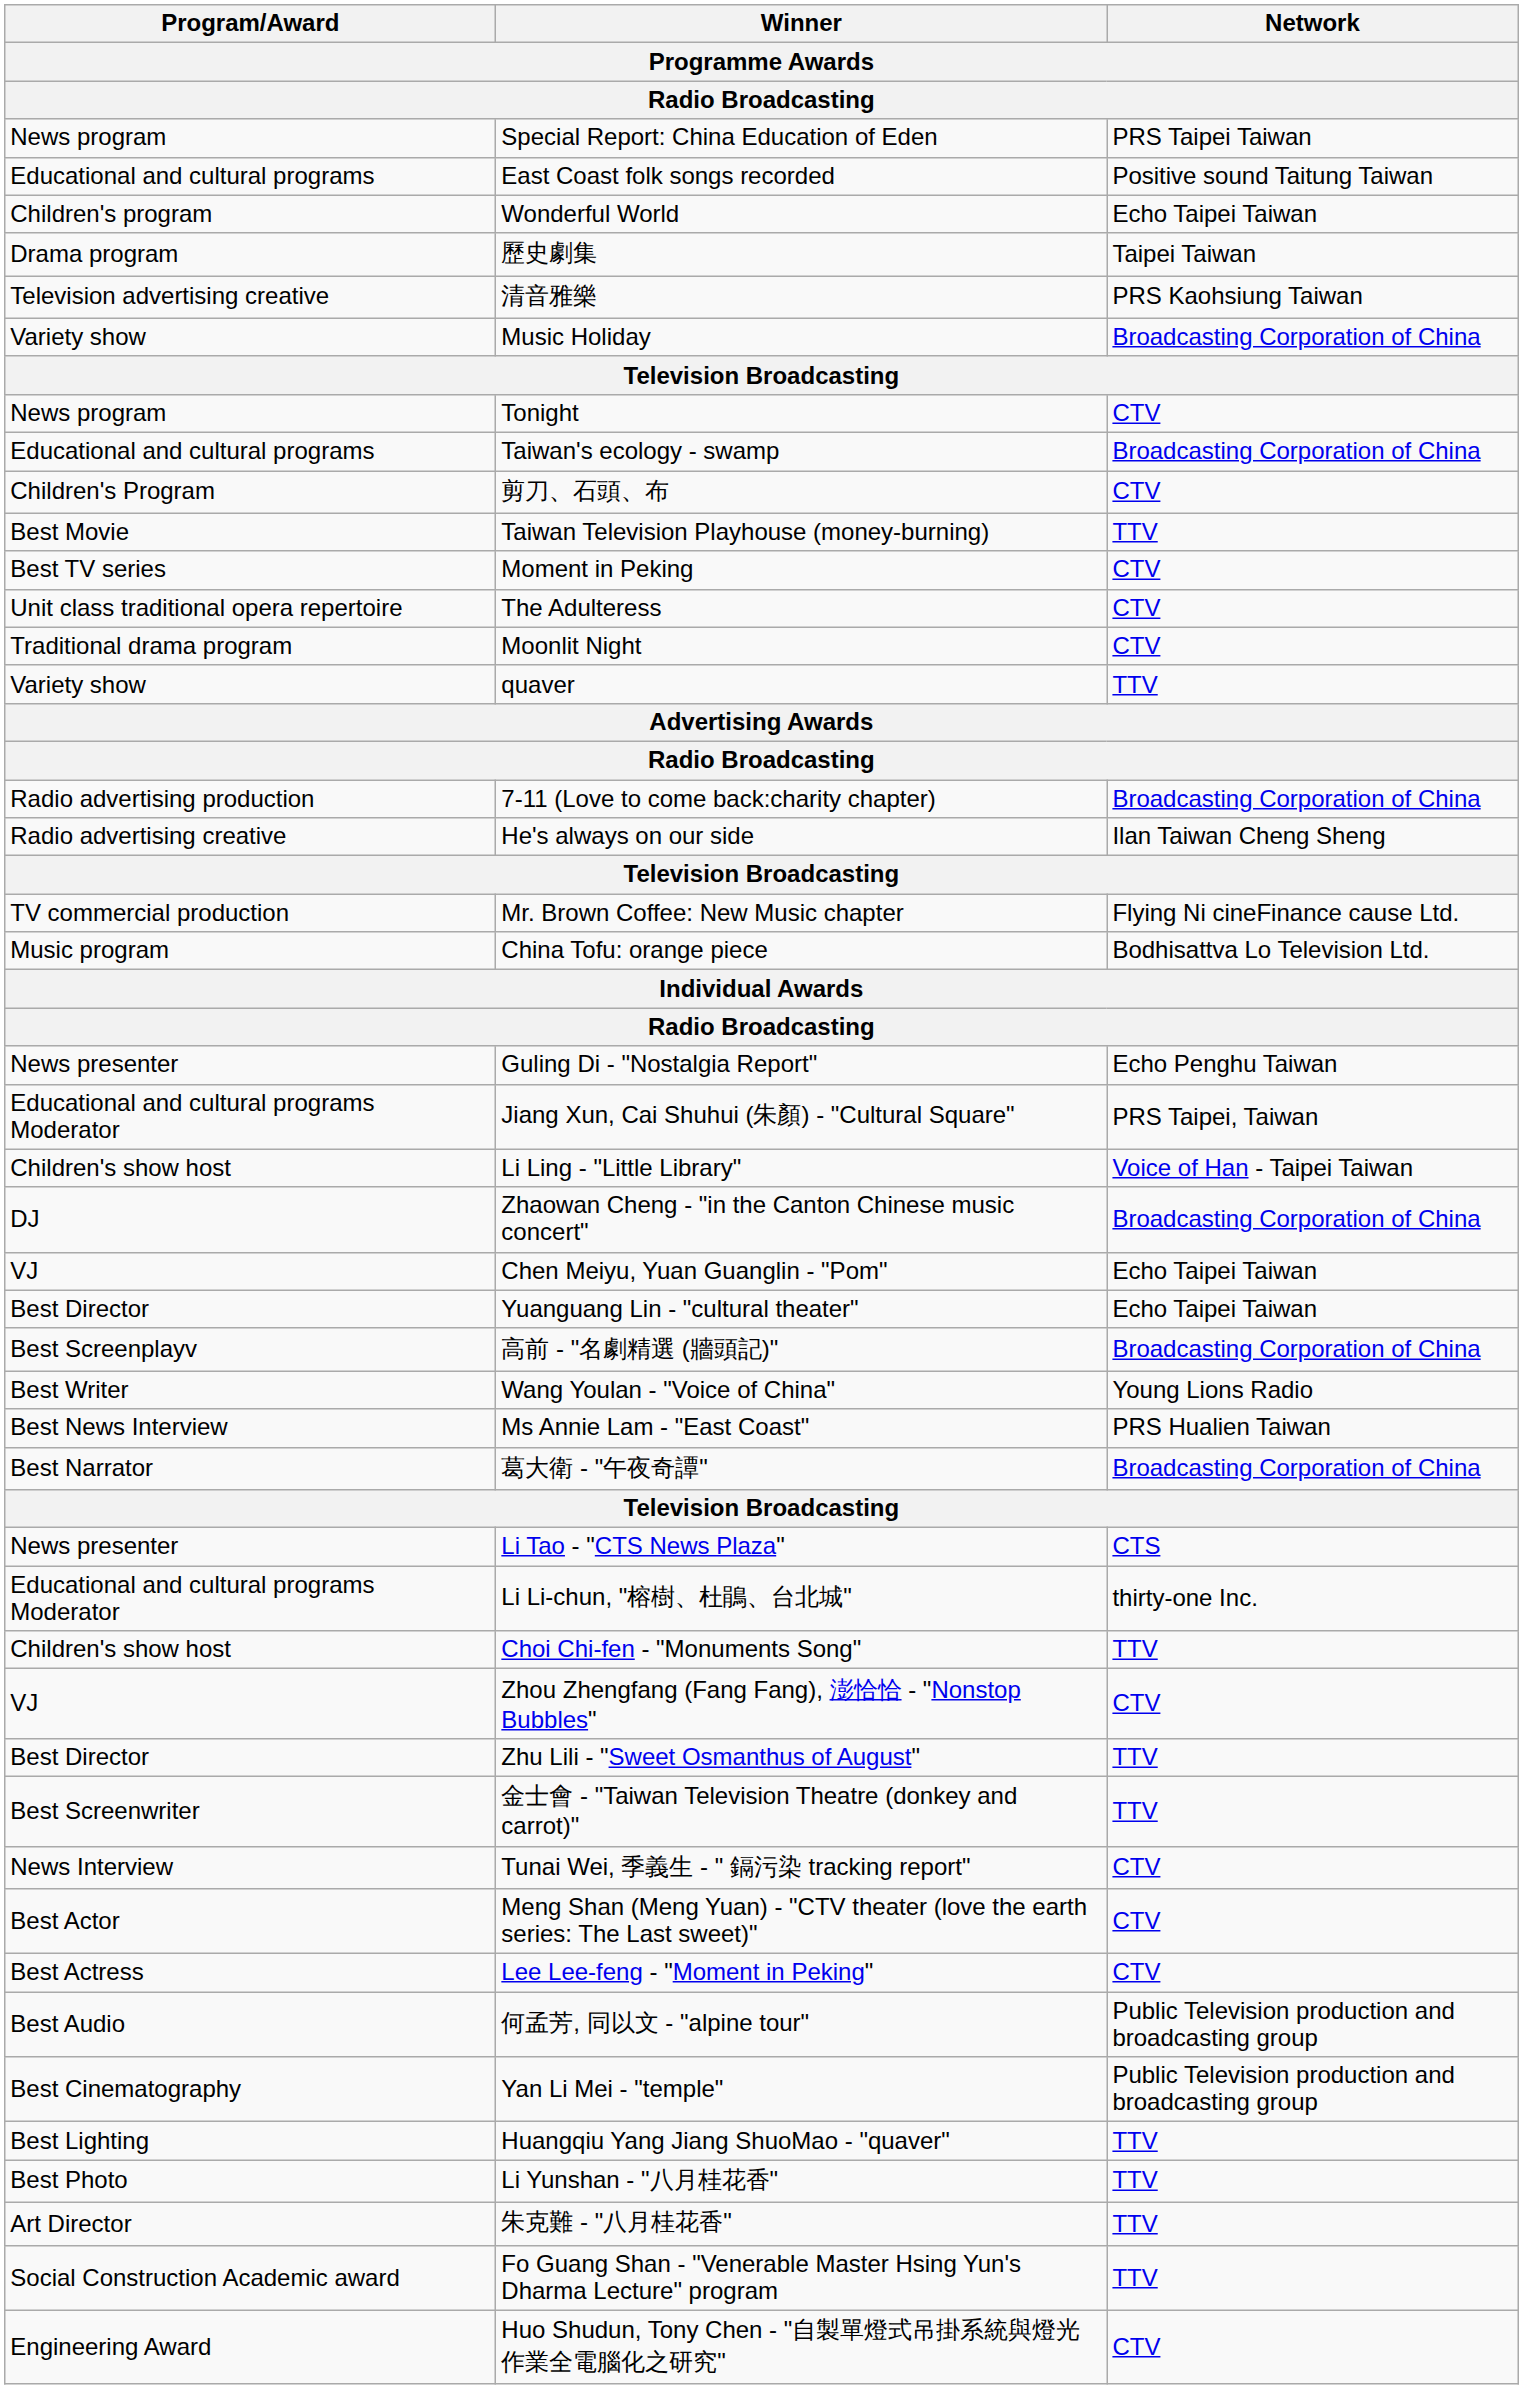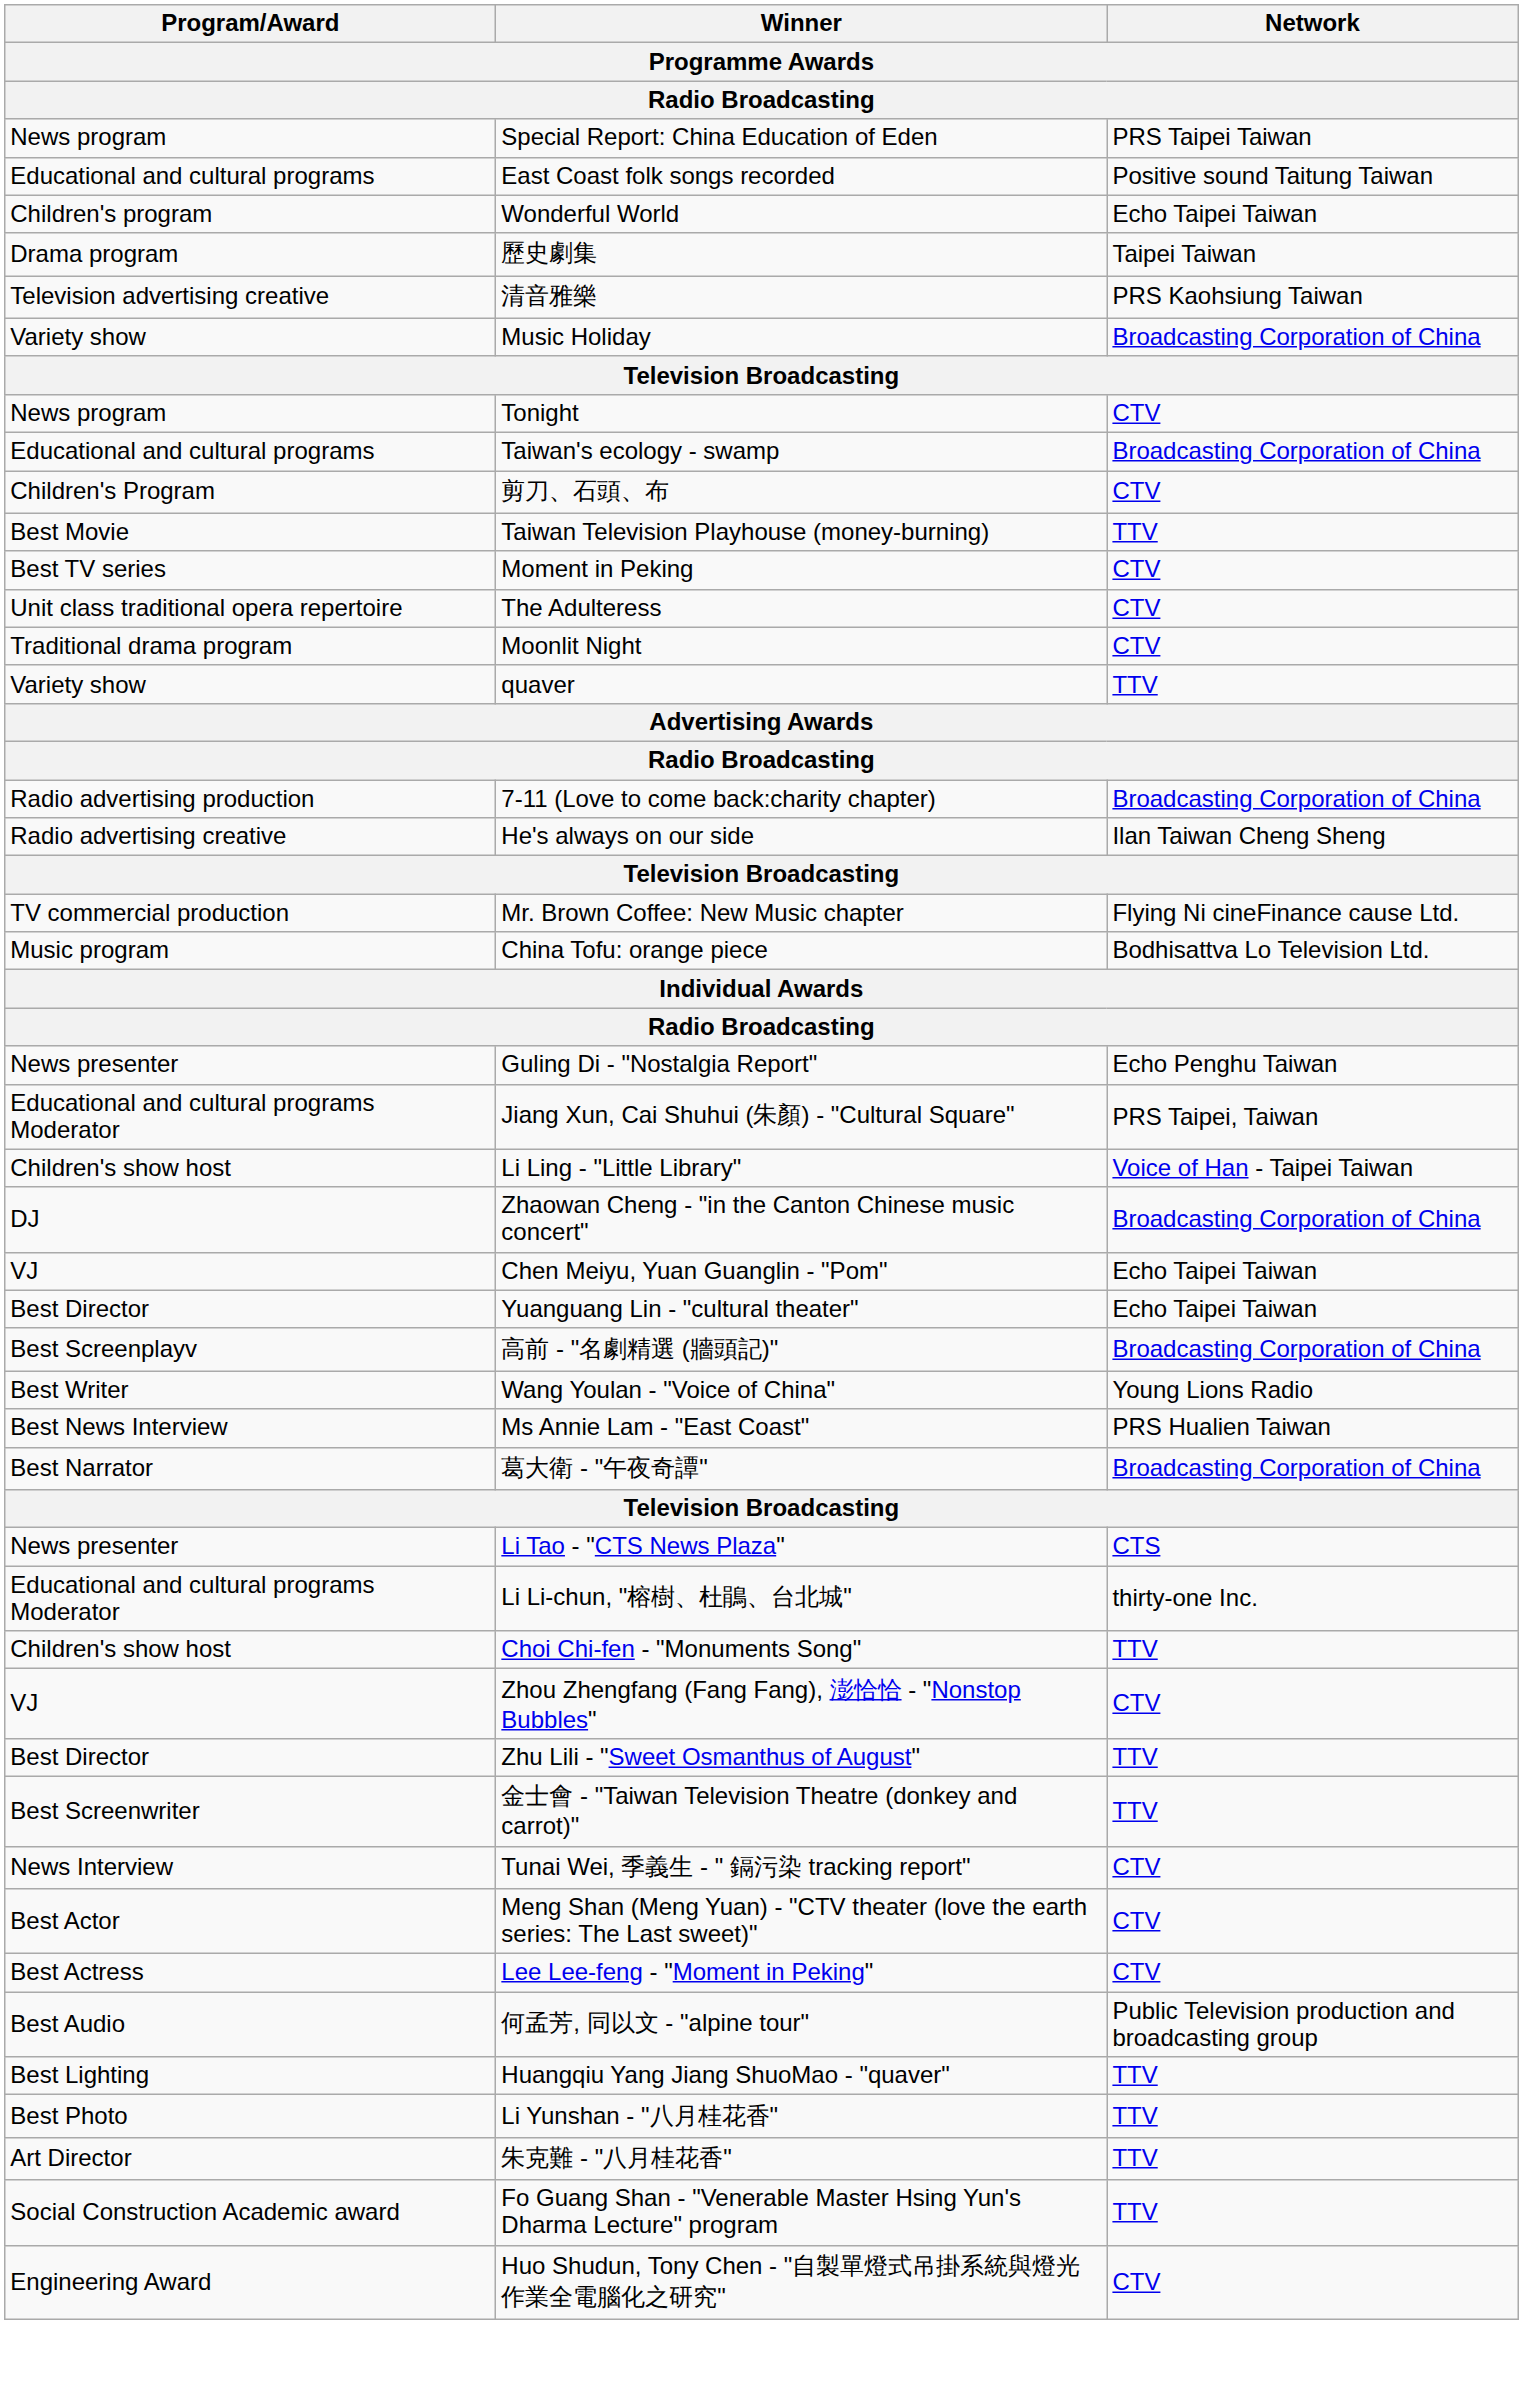- row: (612, 2089)
